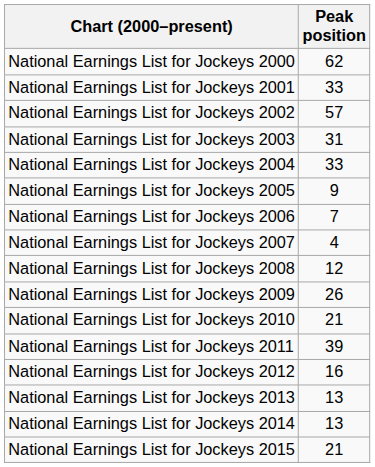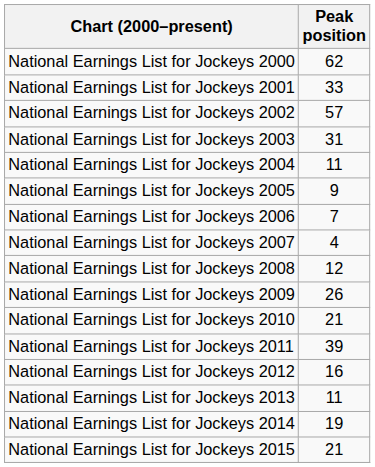(334, 165) 33 -> (334, 165) 11
(334, 398) 13 -> (334, 398) 11
(334, 424) 13 -> (334, 424) 19
